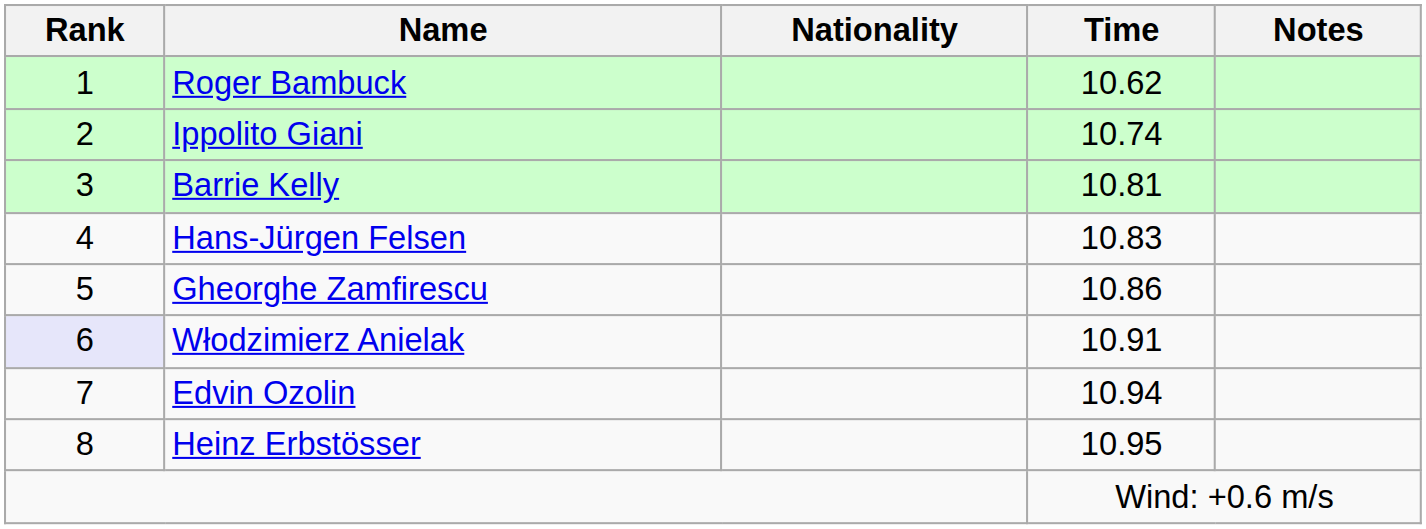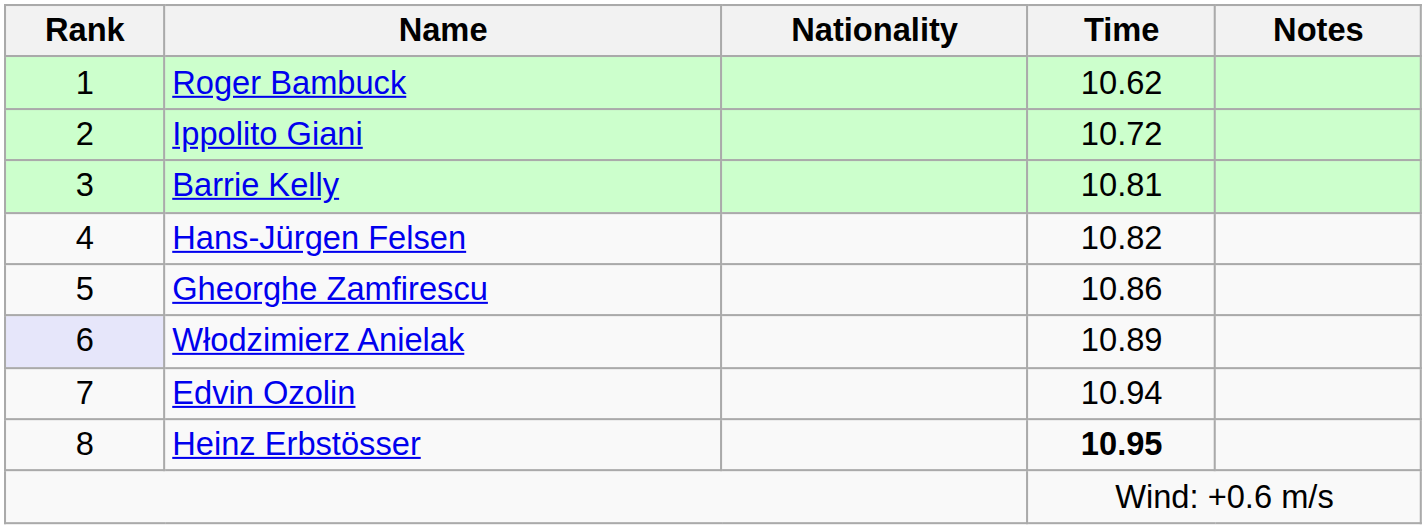(1122, 133) 10.74 -> (1122, 133) 10.72
(1122, 237) 10.83 -> (1122, 237) 10.82
(1122, 340) 10.91 -> (1122, 340) 10.89
(1122, 444) normal -> (1122, 444) bold
